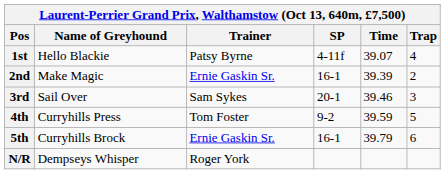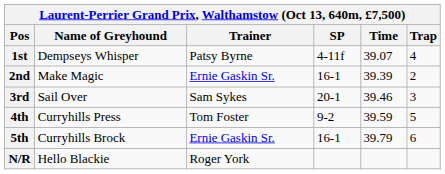(73, 55) Hello Blackie -> (88, 55) Dempseys Whisper
(88, 158) Dempseys Whisper -> (73, 158) Hello Blackie
